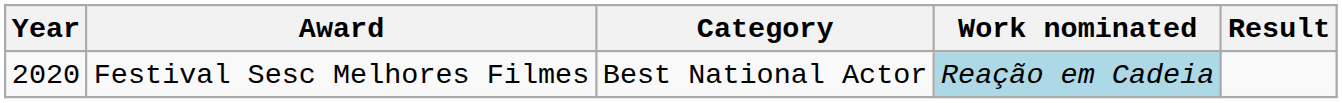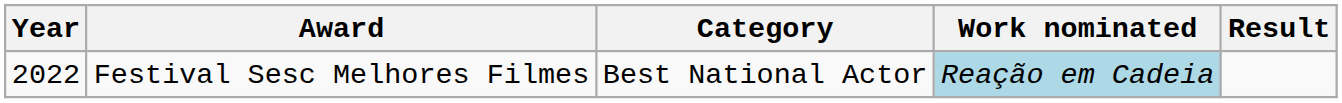(46, 75) 2020 -> (46, 75) 2022
